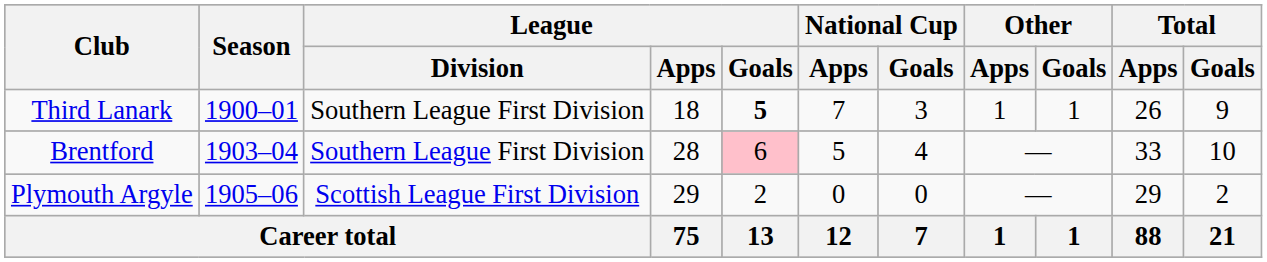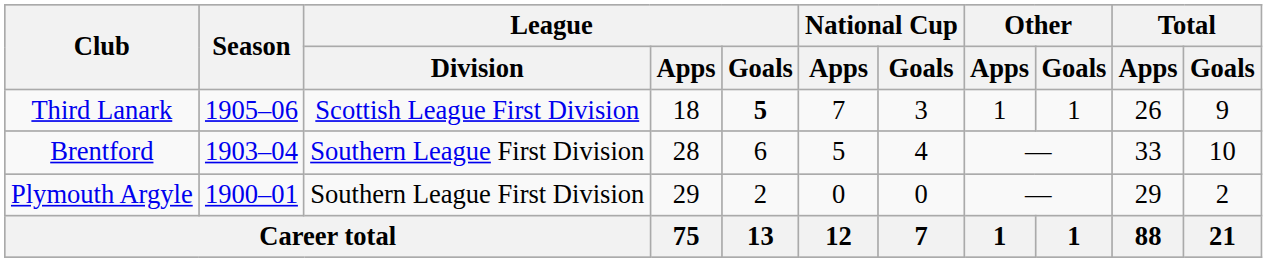(251, 109) 1900–01 -> (251, 109) 1905–06
(477, 109) Southern League First Division -> (477, 109) Scottish League First Division
(760, 151) pink background -> (760, 151) no background
(251, 194) 1905–06 -> (251, 194) 1900–01
(477, 194) Scottish League First Division -> (477, 194) Southern League First Division
